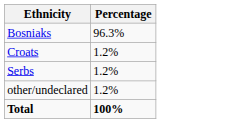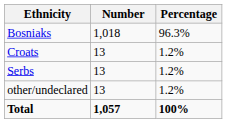+ column: (123, 14)
